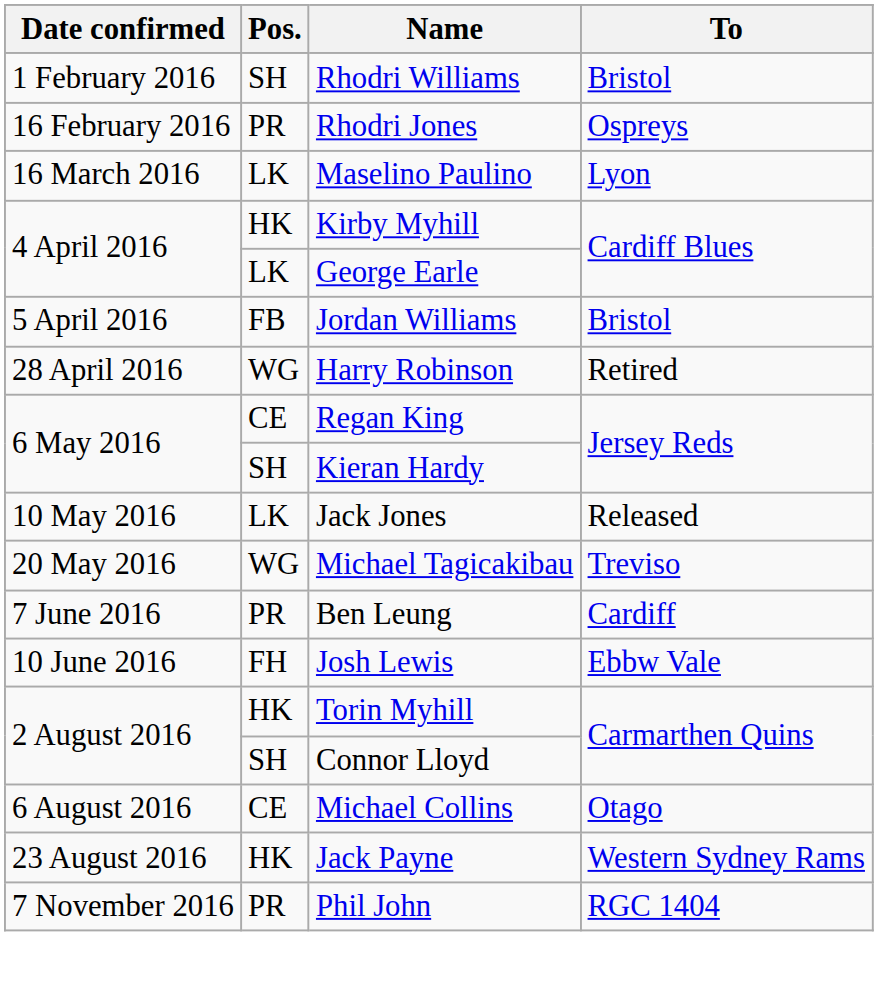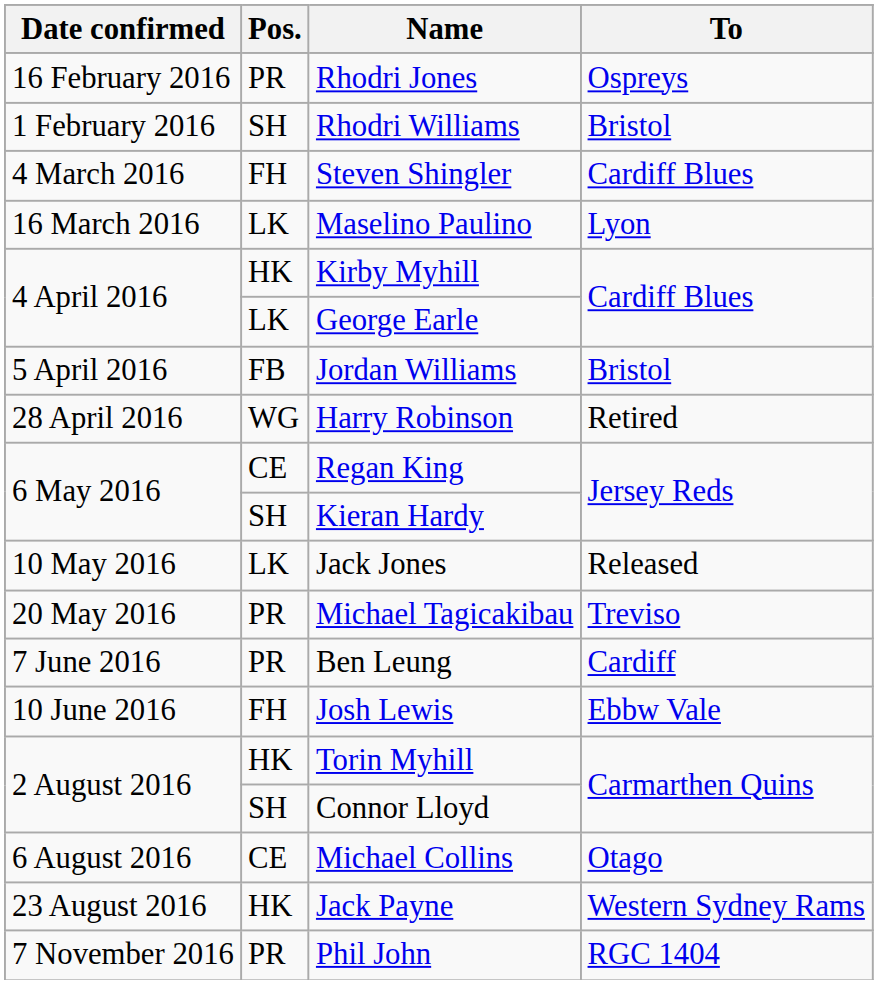rows swapped: (418, 77) <-> (397, 126)
+ row: (414, 175)
(274, 564) WG -> (267, 613) PR
